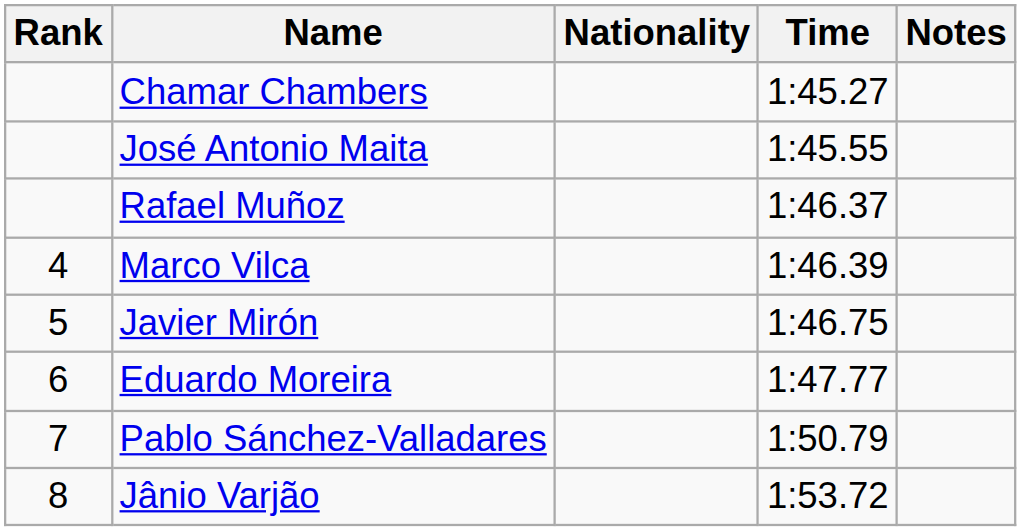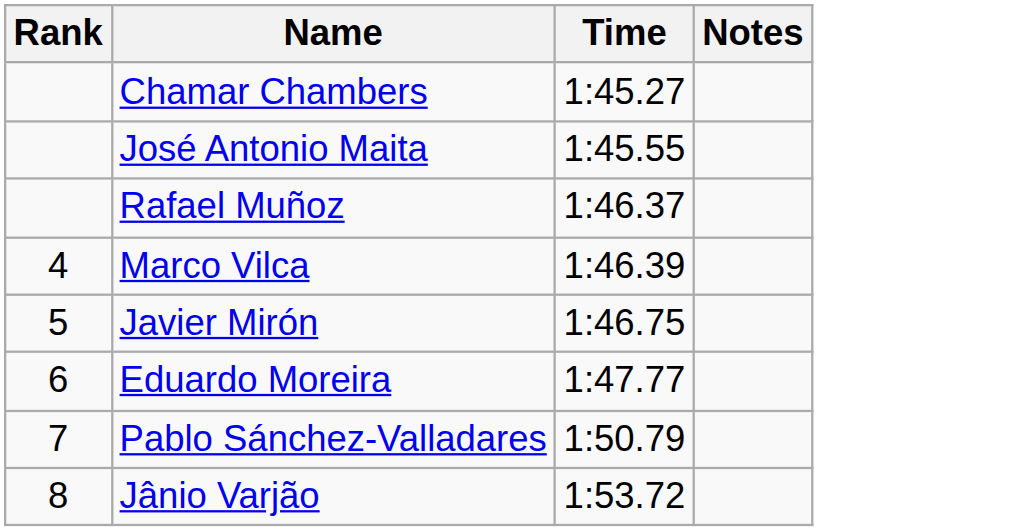- column: (657, 33)
